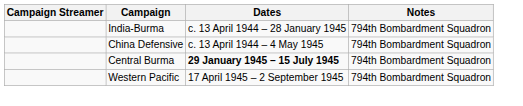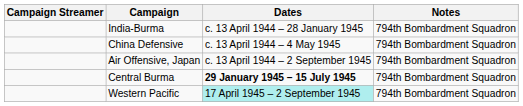+ row: (154, 61)
(266, 77) no background -> (283, 93) paleturquoise background
